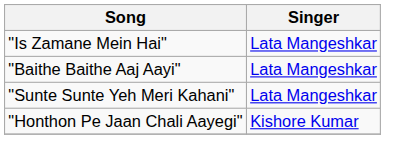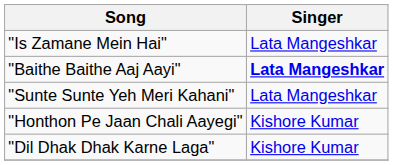(314, 70) normal -> (317, 70) bold
+ row: (111, 148)
